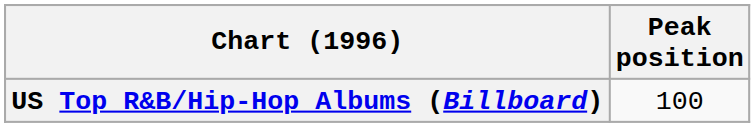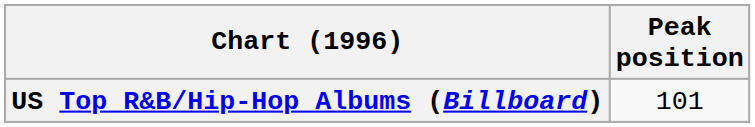(680, 101) 100 -> (680, 101) 101
